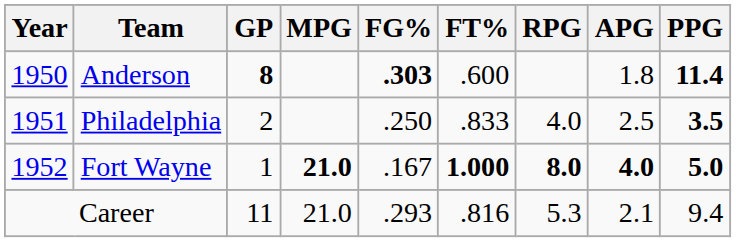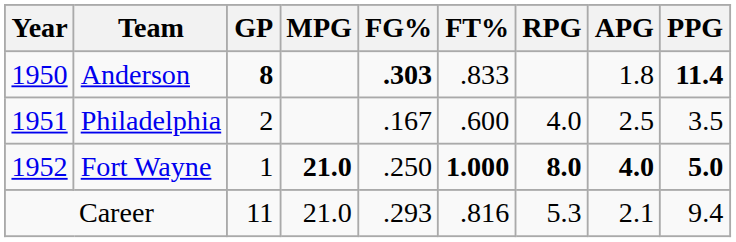(485, 74) .600 -> (485, 74) .833
(408, 120) .250 -> (408, 120) .167
(485, 120) .833 -> (485, 120) .600
(706, 120) bold -> (706, 120) normal
(408, 166) .167 -> (408, 166) .250
